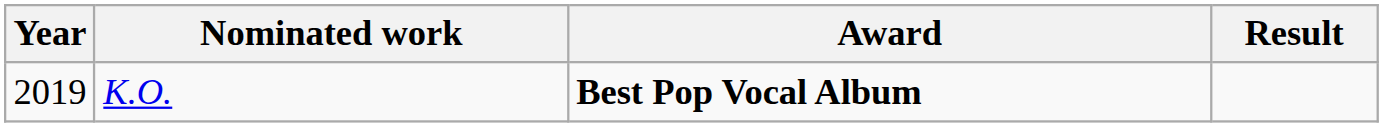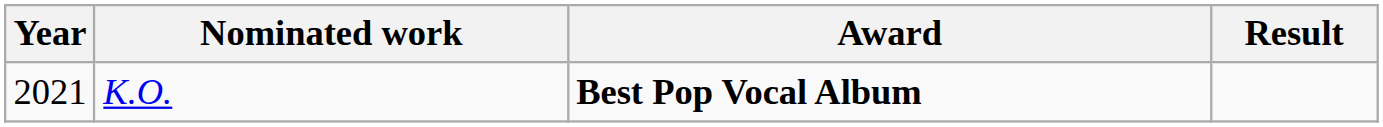(50, 91) 2019 -> (50, 91) 2021
